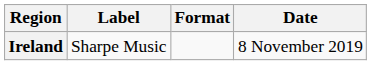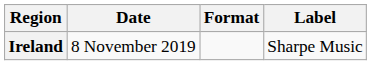columns swapped: (300, 18) <-> (119, 18)
